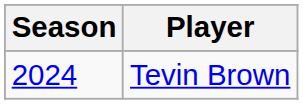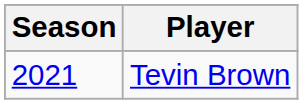(44, 74) 2024 -> (44, 74) 2021
